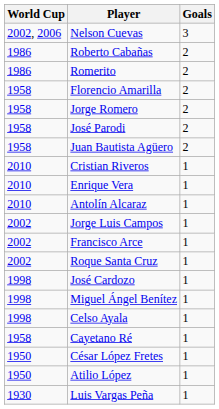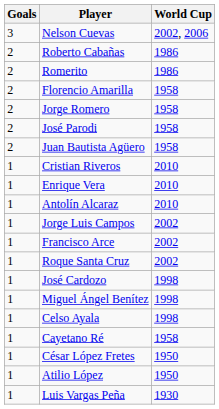columns swapped: (36, 14) <-> (197, 14)
